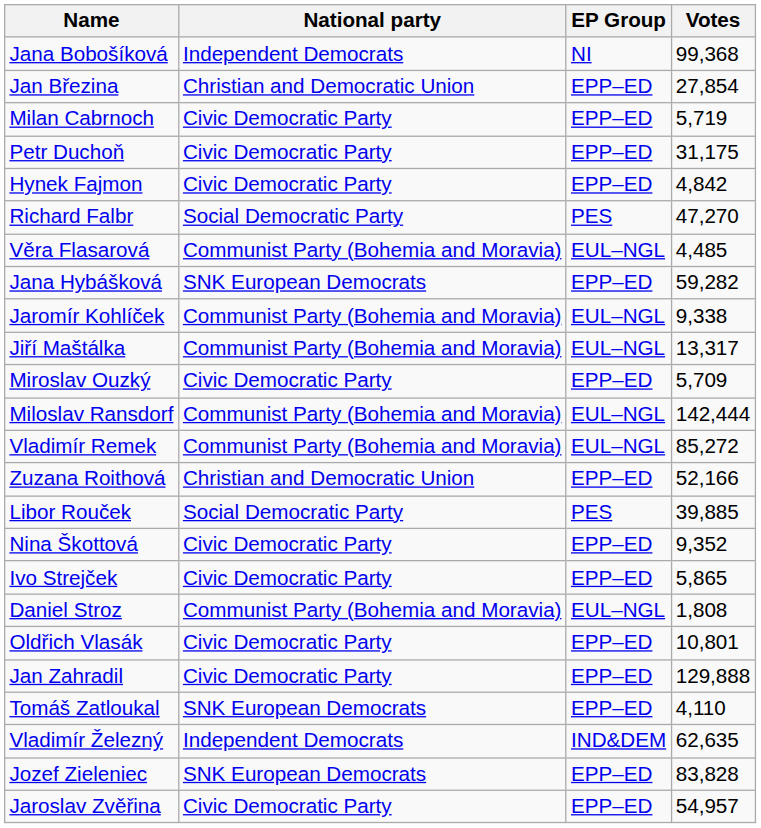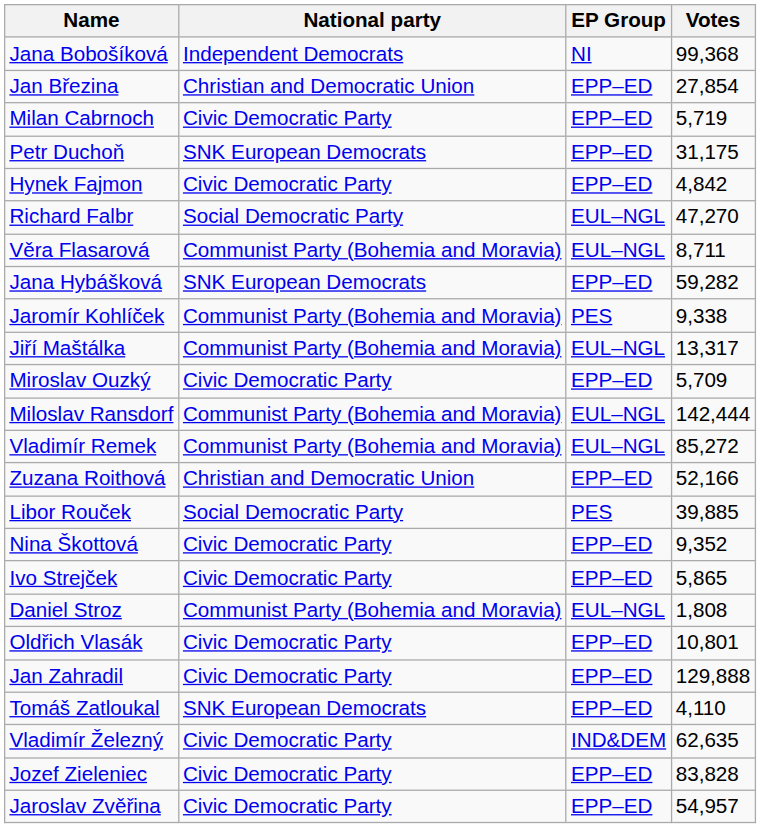(287, 151) Civic Democratic Party -> (305, 151) SNK European Democrats
(592, 217) PES -> (618, 217) EUL–NGL
(702, 250) 4,485 -> (701, 250) 8,711
(618, 315) EUL–NGL -> (592, 315) PES
(293, 741) Independent Democrats -> (287, 741) Civic Democratic Party
(305, 773) SNK European Democrats -> (287, 773) Civic Democratic Party
